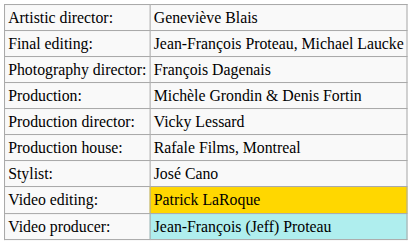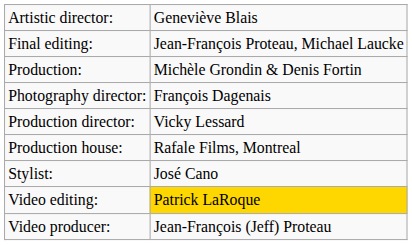rows swapped: (77, 69) <-> (45, 95)
(243, 226) paleturquoise background -> (243, 226) no background
